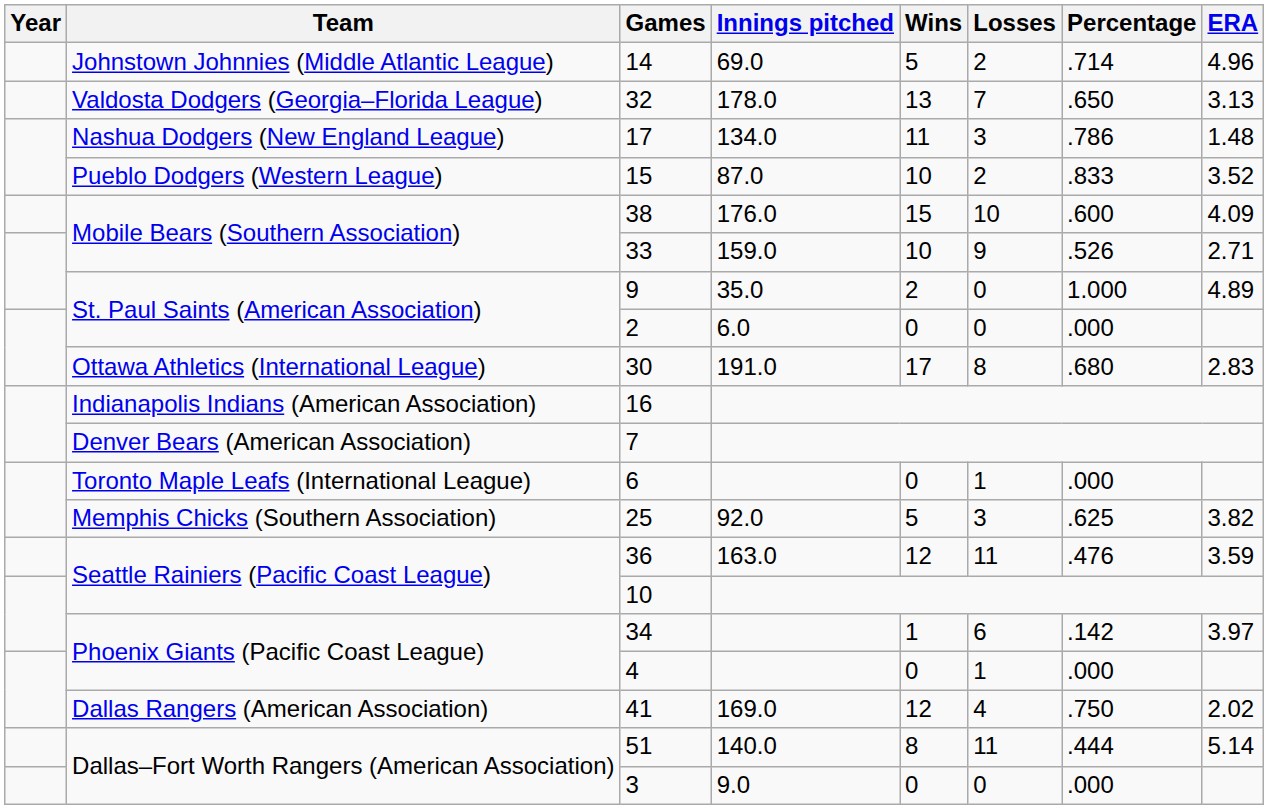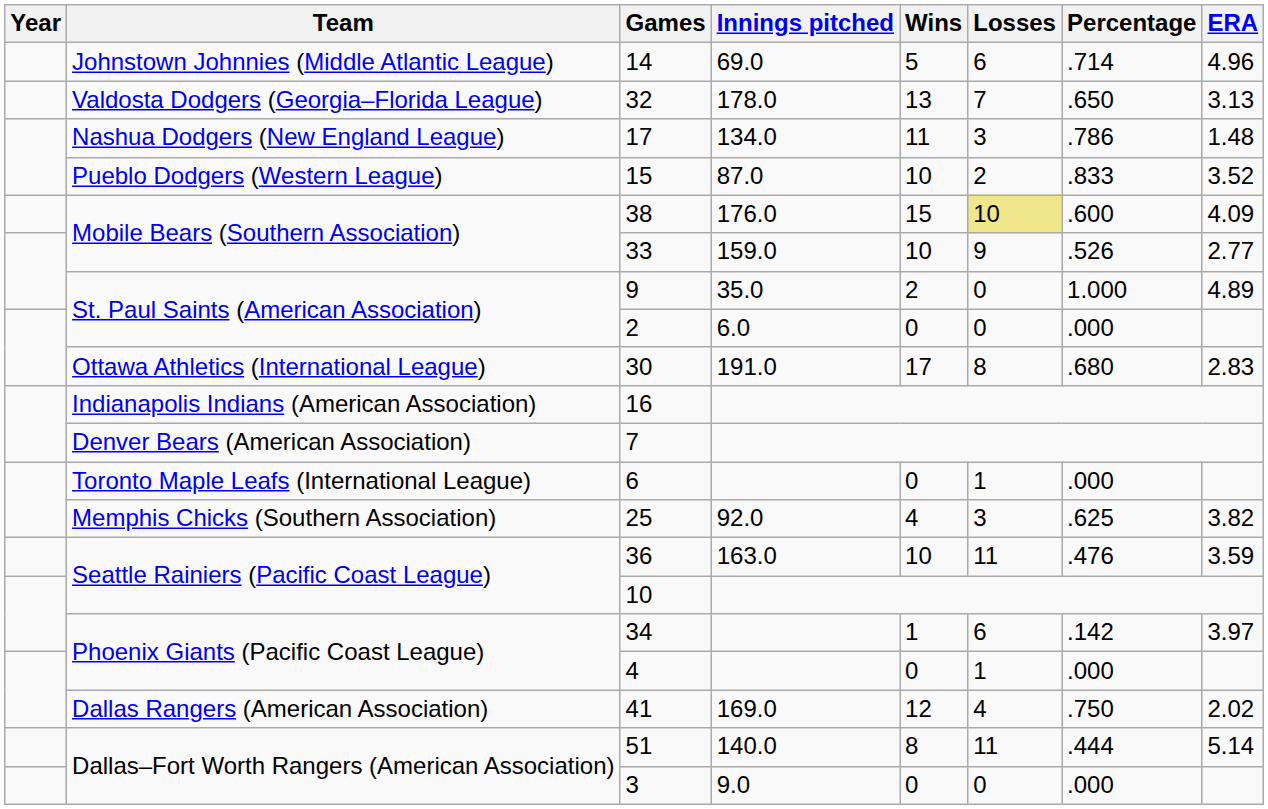(980, 61) 2 -> (980, 61) 6
(987, 213) no background -> (987, 213) khaki background
(1231, 251) 2.71 -> (1231, 251) 2.77
(912, 518) 5 -> (912, 518) 4
(918, 556) 12 -> (918, 556) 10
